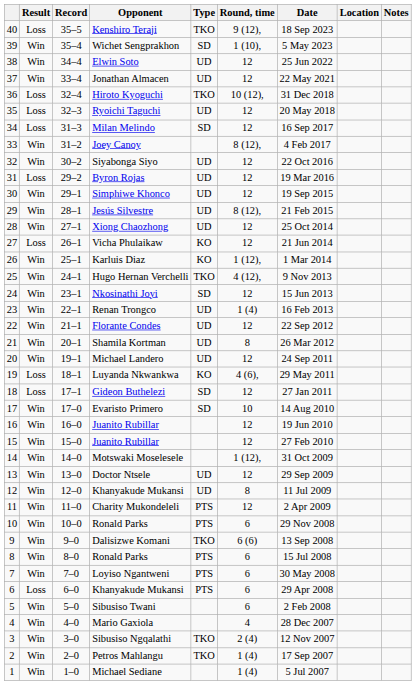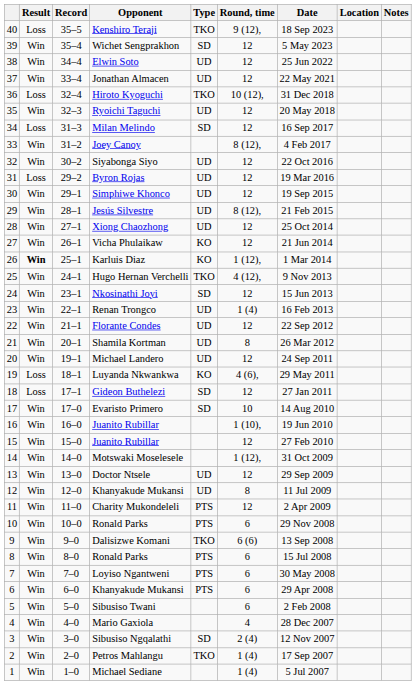(247, 45) 1 (10), -> (247, 45) 12
(36, 111) Loss -> (36, 111) Win
(36, 243) Loss -> (36, 243) Win
(36, 260) normal -> (36, 260) bold
(247, 425) 12 -> (247, 425) 1 (10),
(36, 590) Loss -> (36, 590) Win
(204, 639) TKO -> (204, 639) SD
